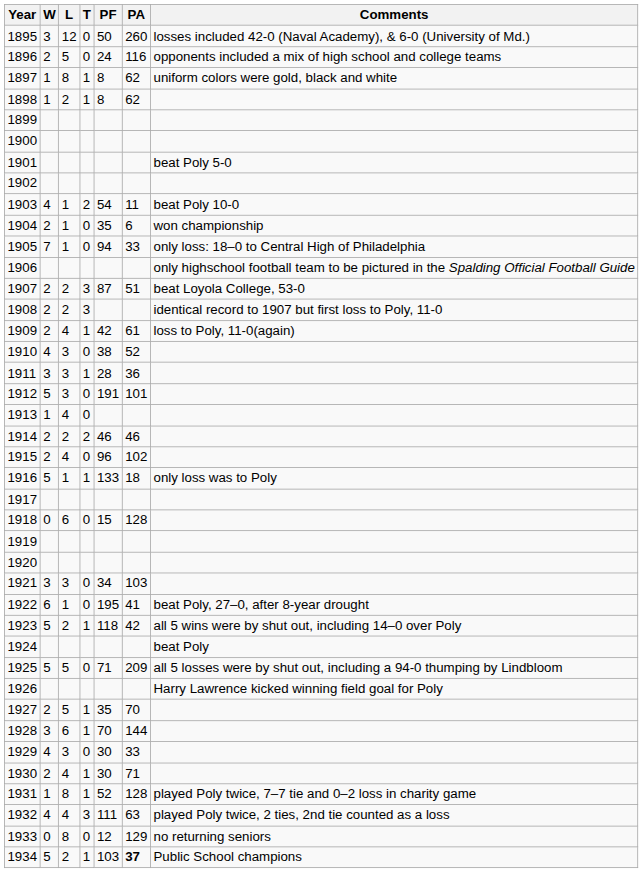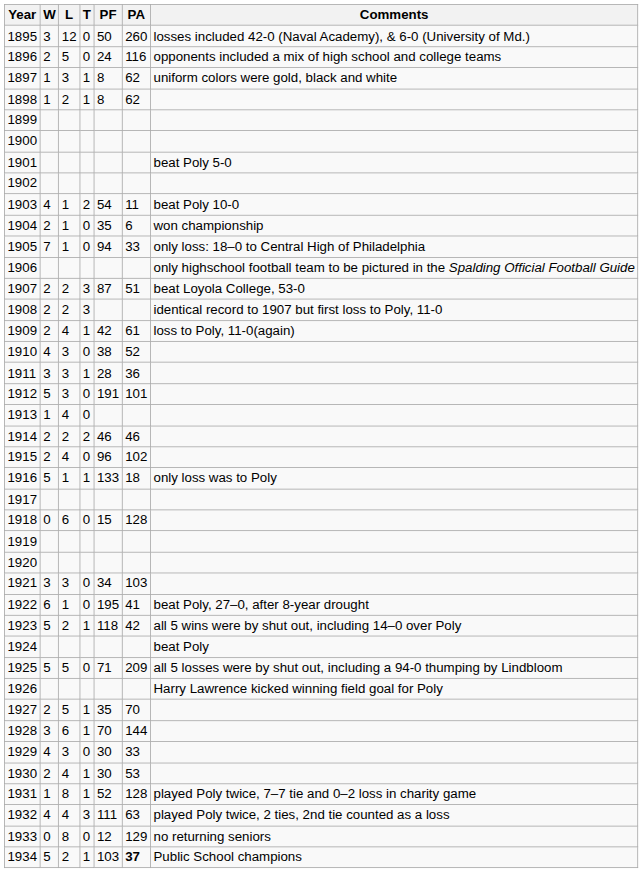(65, 78) 8 -> (65, 78) 3
(133, 773) 71 -> (133, 773) 53
